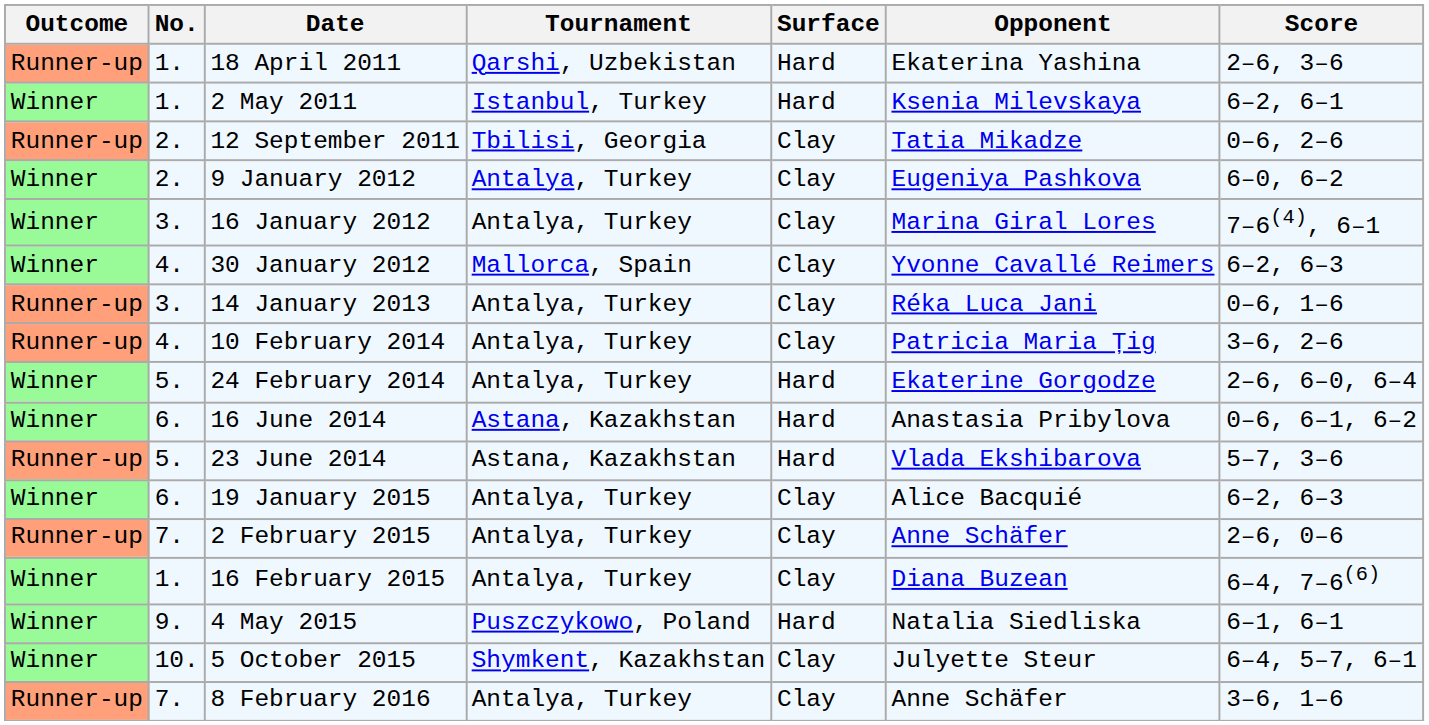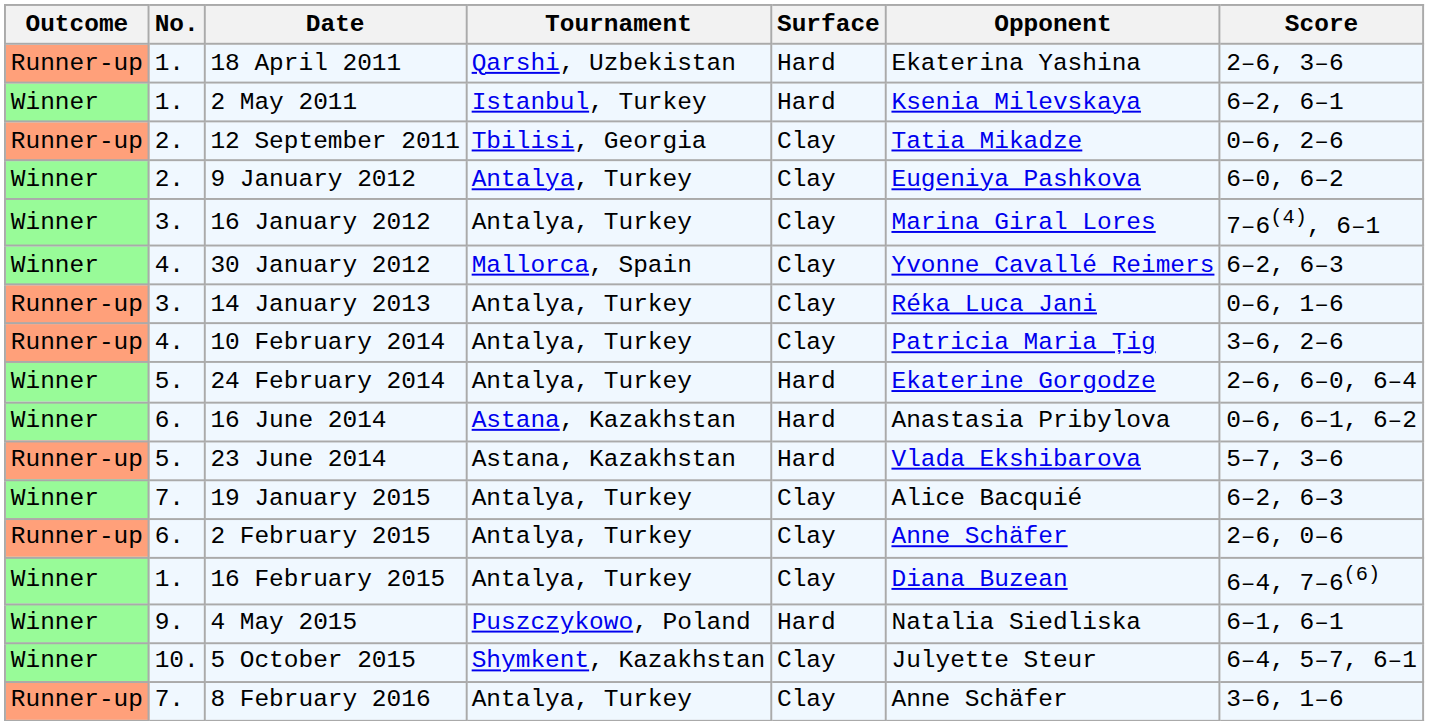(169, 498) 6. -> (169, 498) 7.
(169, 537) 7. -> (169, 537) 6.
